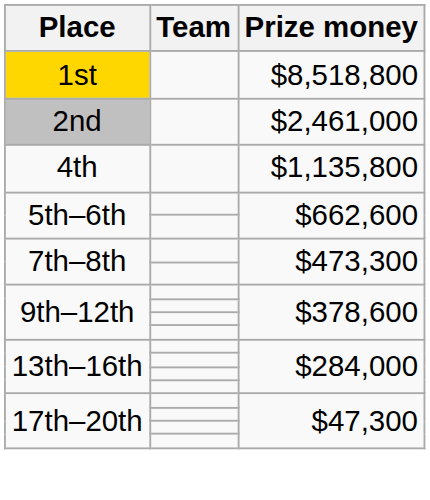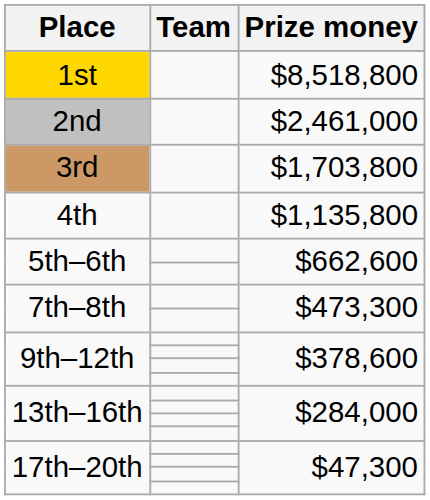+ row: (77, 167)
